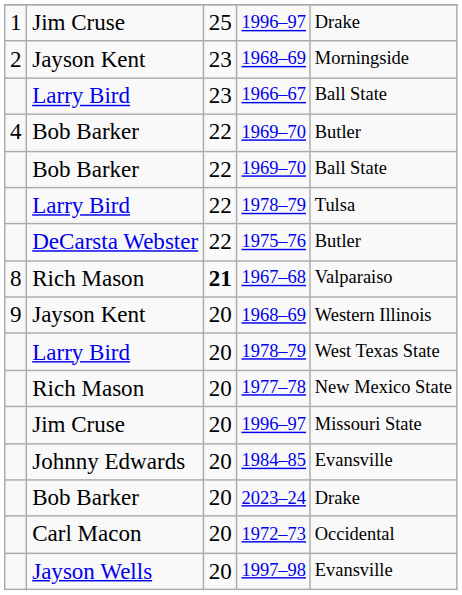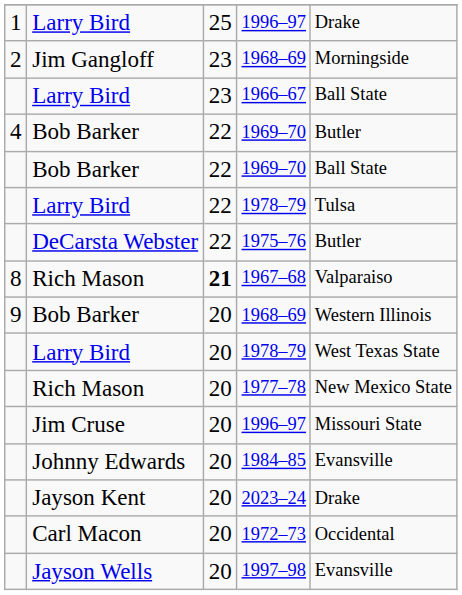(79, 22) Jim Cruse -> (81, 22) Larry Bird
(89, 59) Jayson Kent -> (93, 59) Jim Gangloff
(89, 315) Jayson Kent -> (86, 315) Bob Barker
(86, 497) Bob Barker -> (89, 497) Jayson Kent
